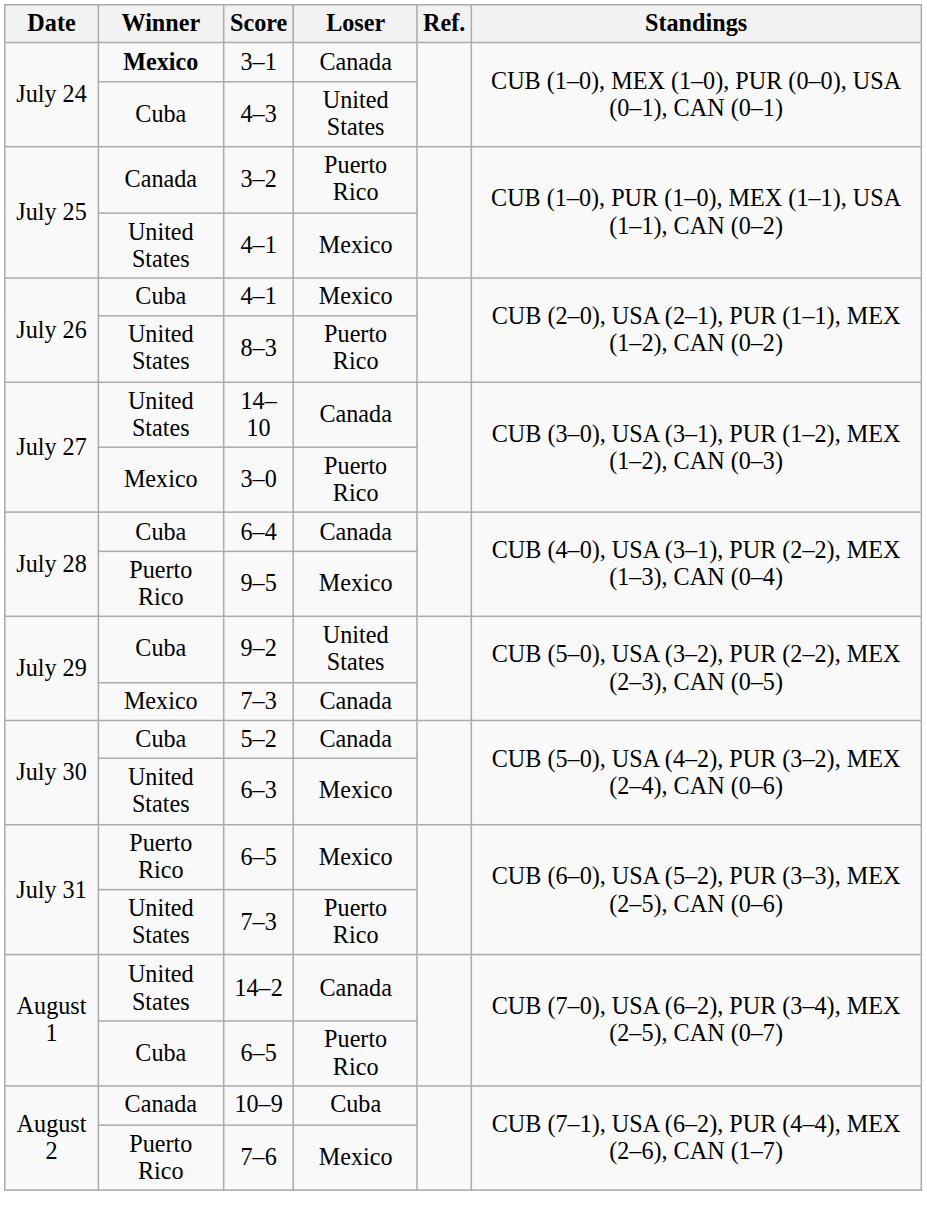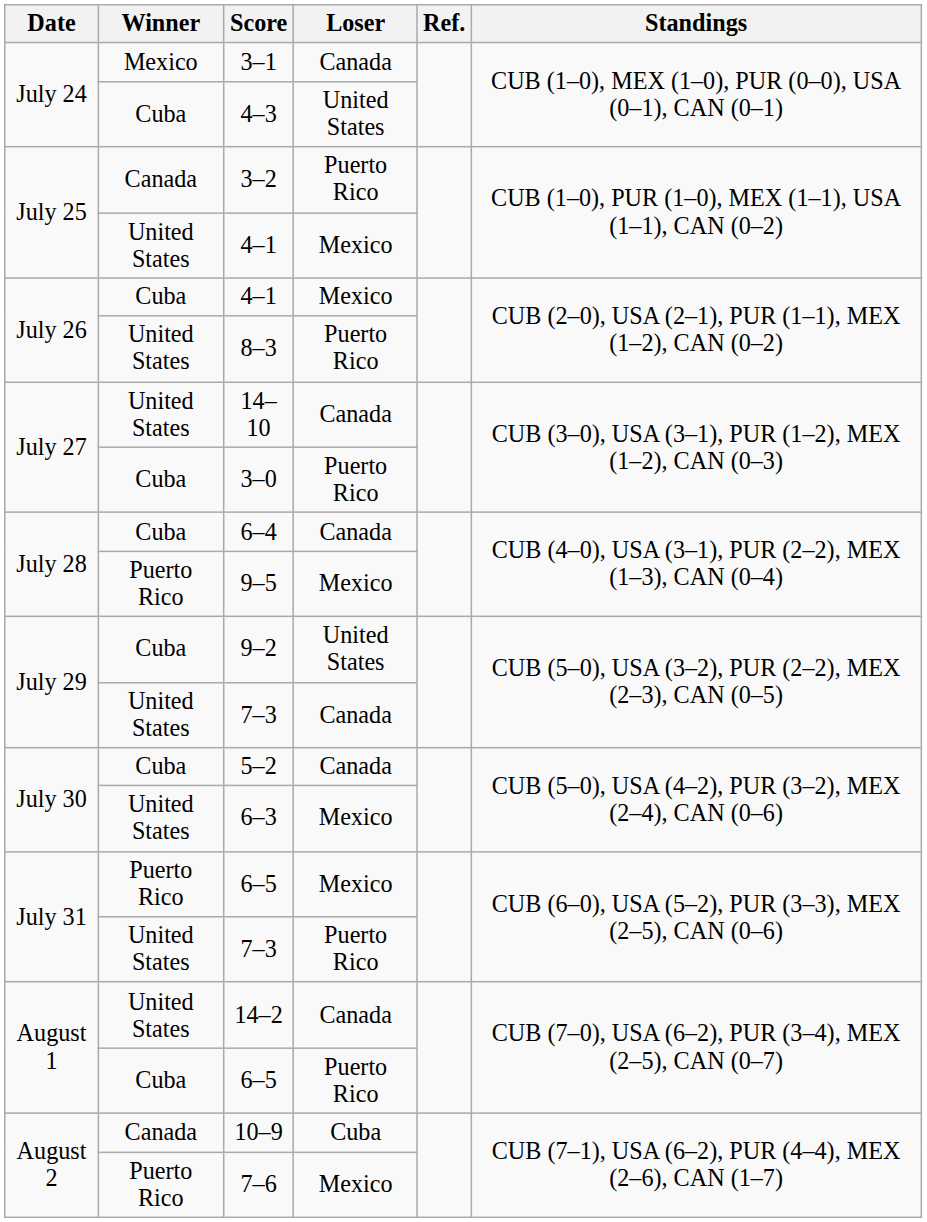(161, 61) bold -> (161, 61) normal
(161, 479) Mexico -> (161, 479) Cuba
(161, 700) Mexico -> (161, 714) United States
